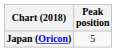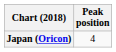(93, 39) 5 -> (93, 39) 4
